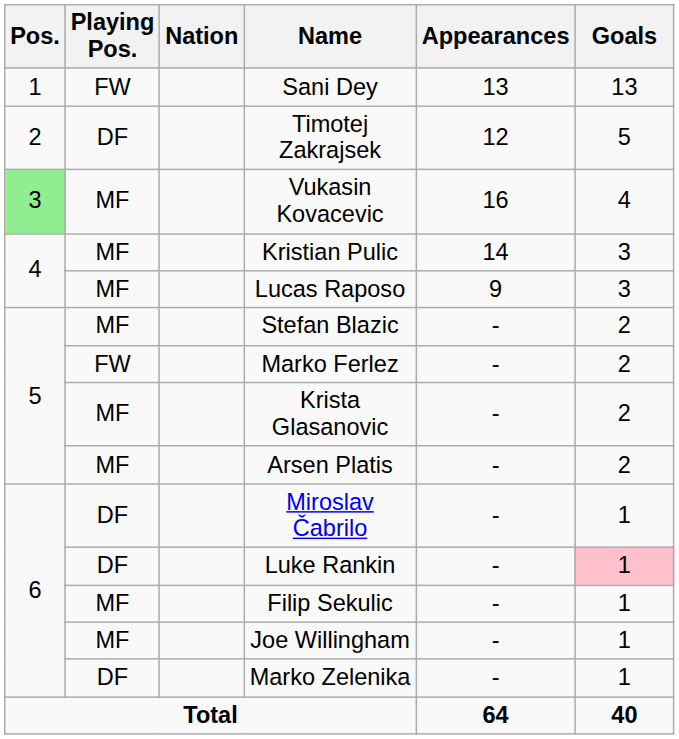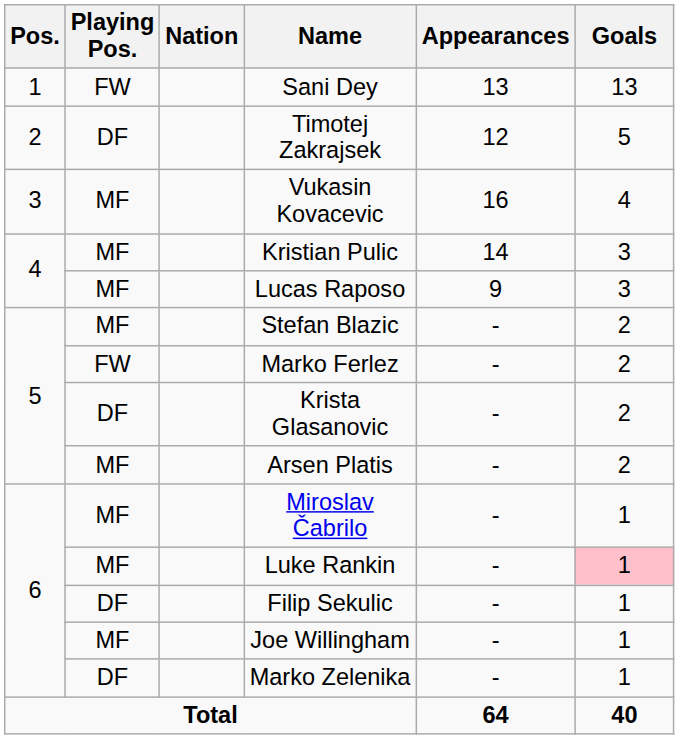(35, 201) lightgreen background -> (35, 201) no background
(112, 414) MF -> (112, 414) DF
(112, 515) DF -> (112, 515) MF
(112, 565) DF -> (112, 565) MF
(112, 603) MF -> (112, 603) DF
